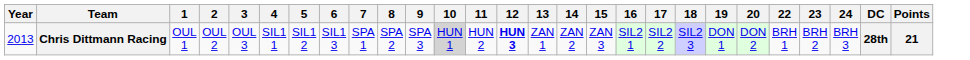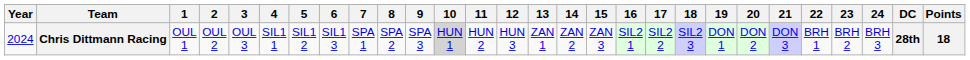+ column: (785, 13)
(20, 39) 2013 -> (20, 39) 2024
(512, 39) bold -> (512, 39) normal
(912, 39) 21 -> (944, 39) 18
